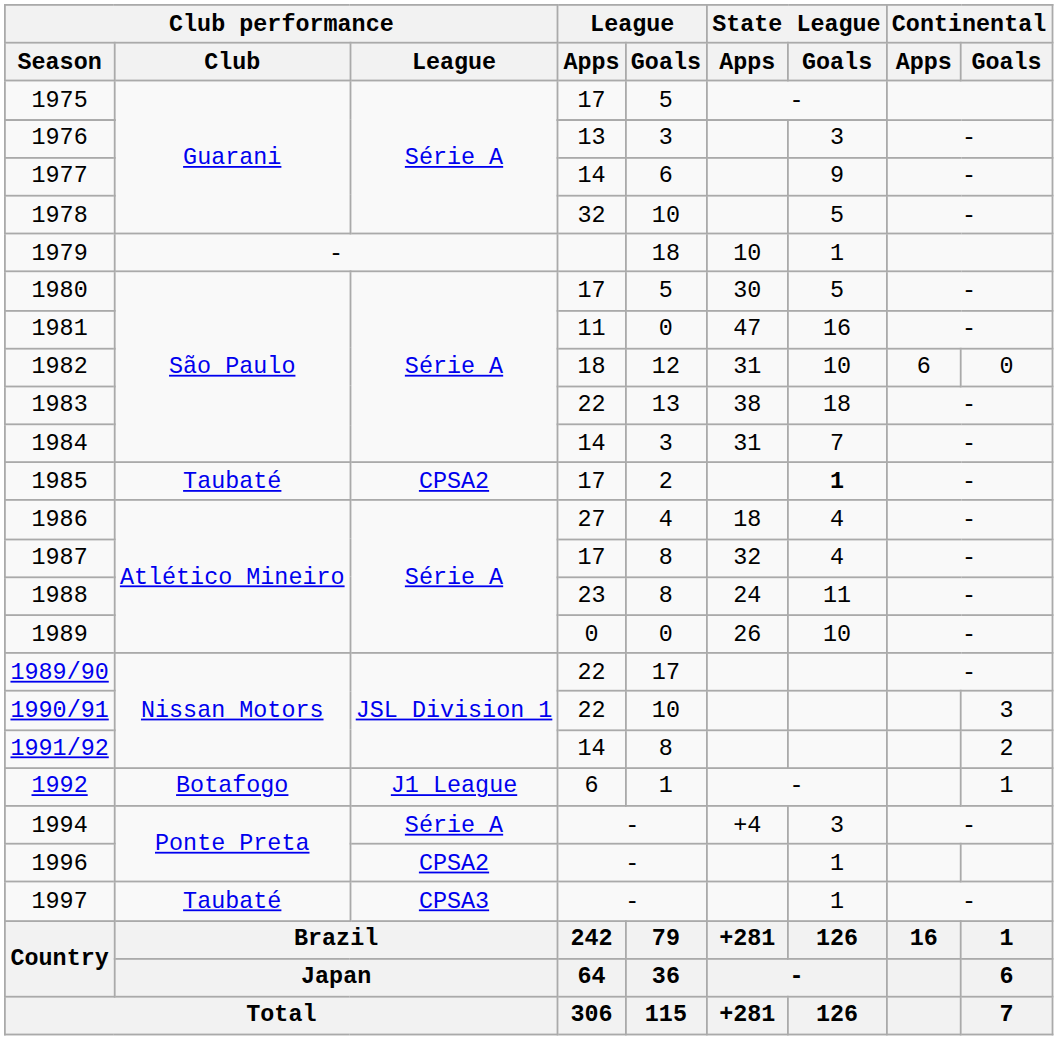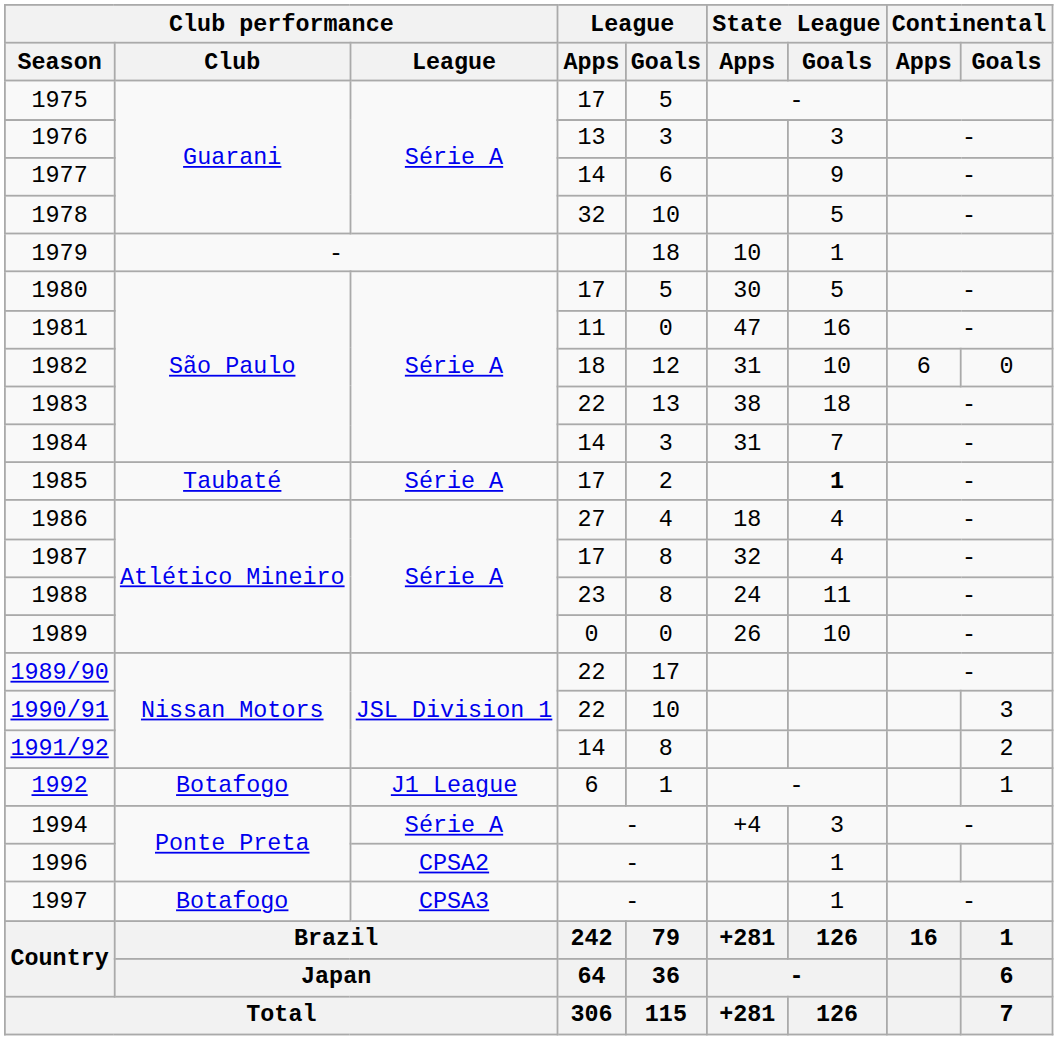(454, 482) CPSA2 -> (454, 482) Série A
(232, 901) Taubaté -> (232, 901) Botafogo
